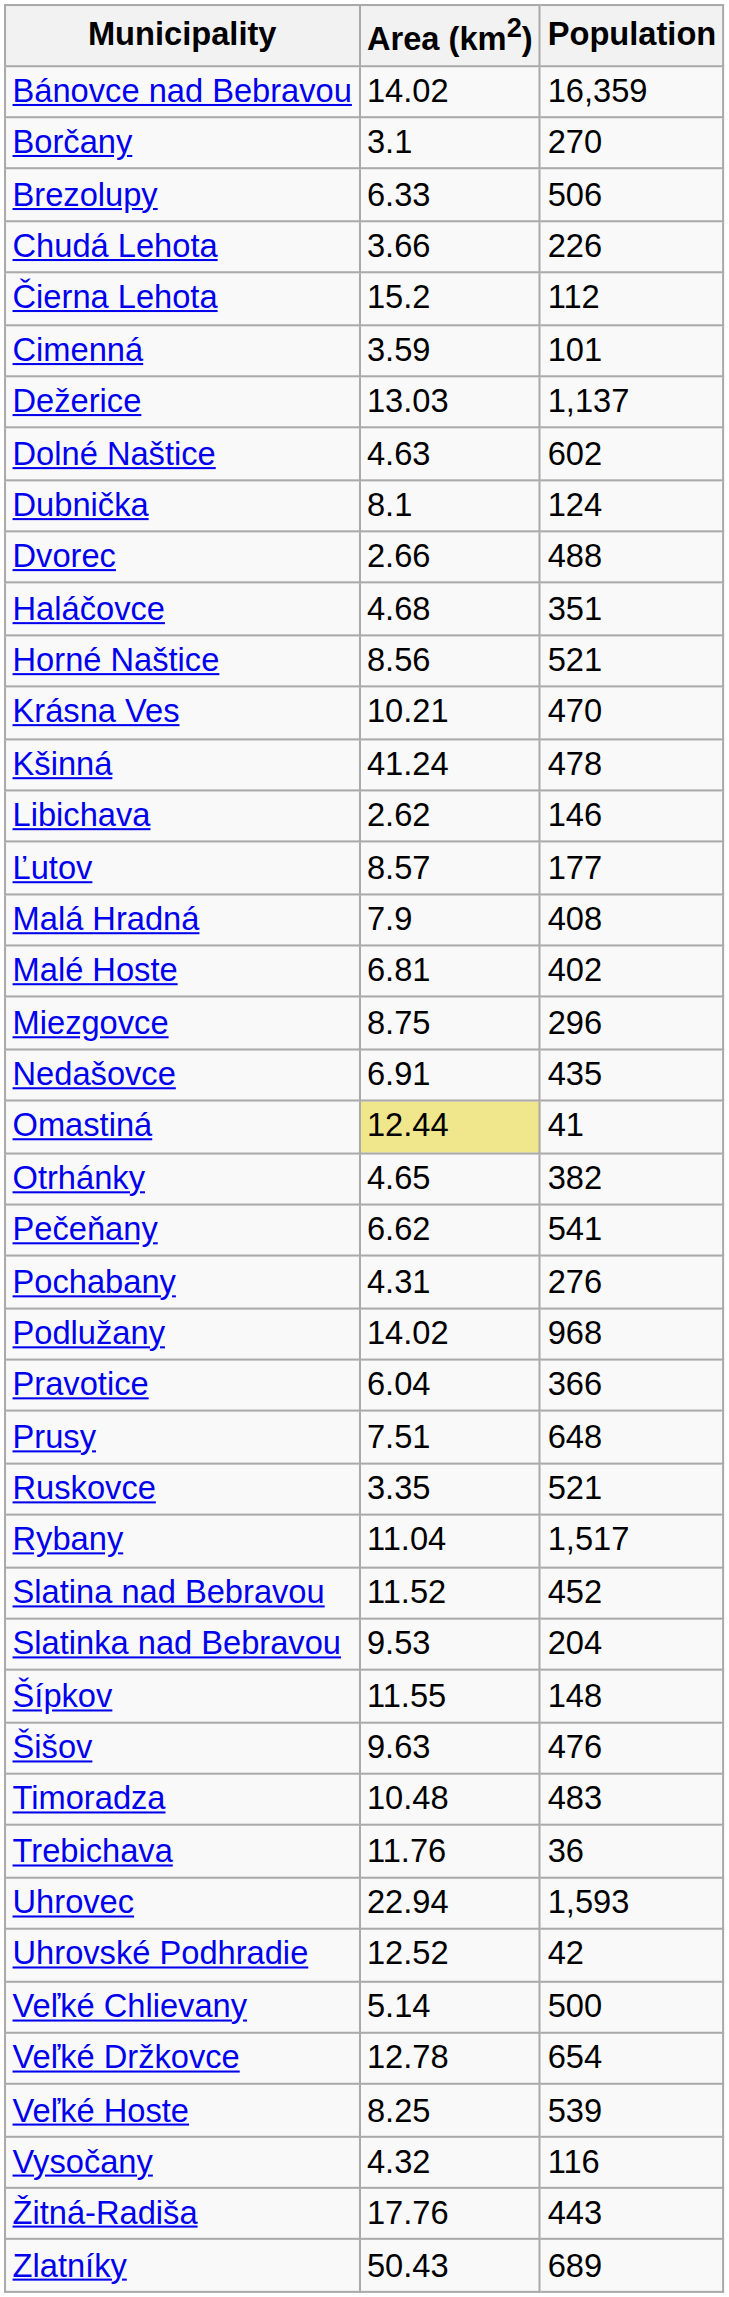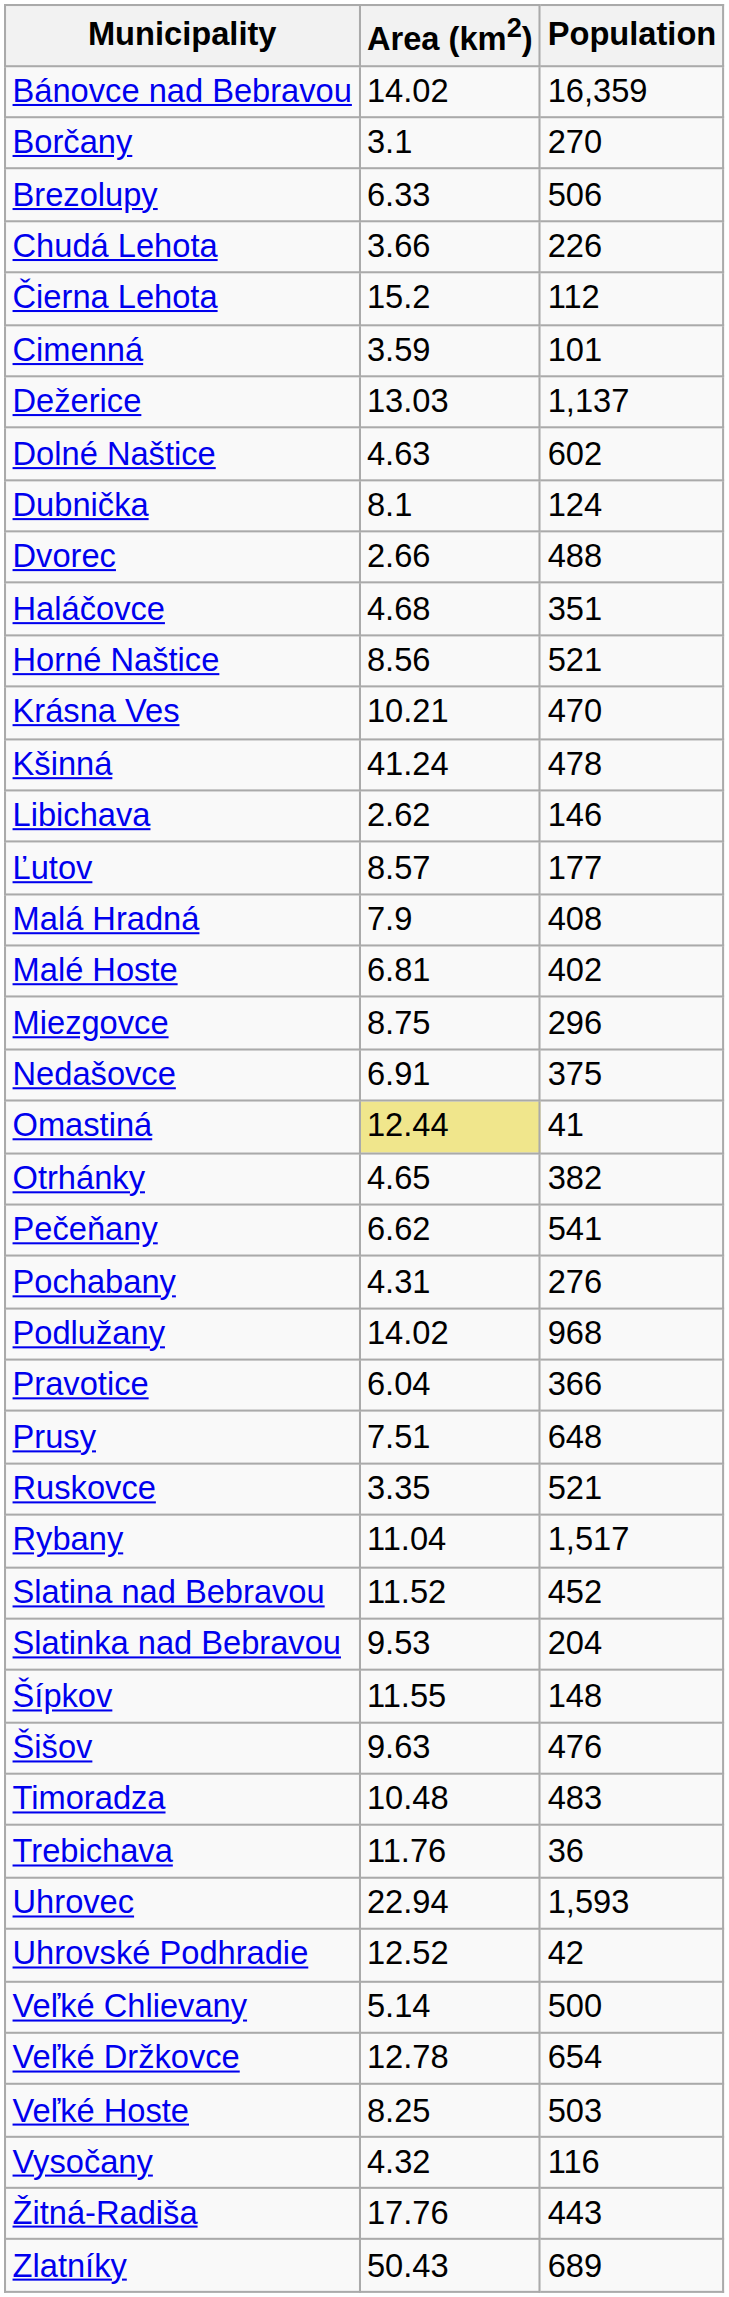(575, 1074) 435 -> (575, 1074) 375
(575, 2109) 539 -> (575, 2109) 503
